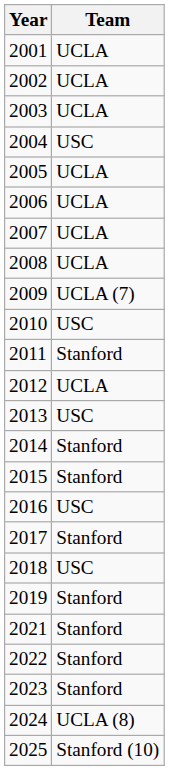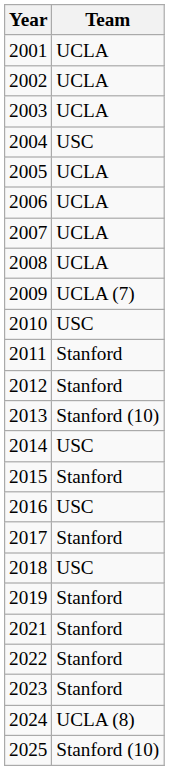(82, 385) UCLA -> (89, 385) Stanford
(75, 415) USC -> (108, 415) Stanford (10)
(89, 446) Stanford -> (75, 446) USC
